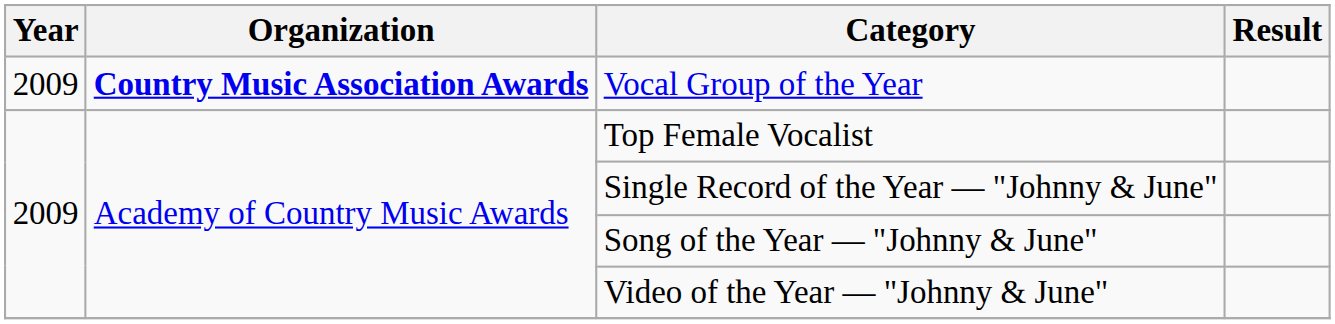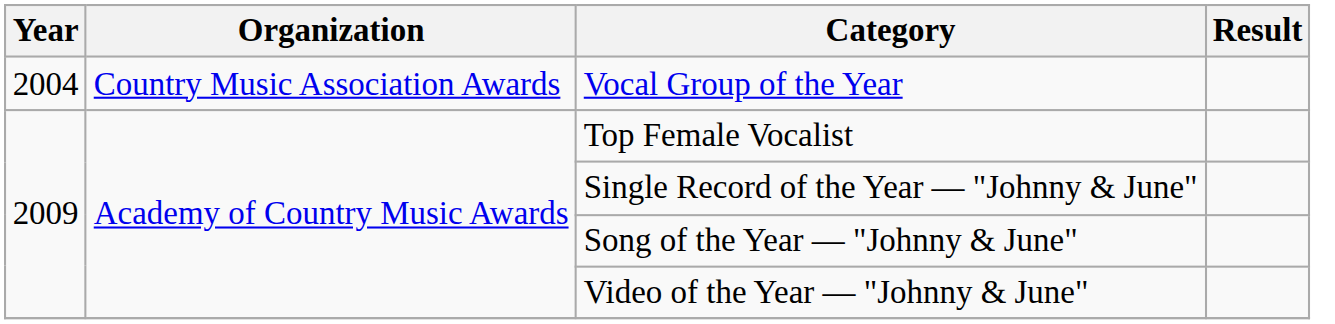(46, 82) 2009 -> (46, 82) 2004
(341, 82) bold -> (327, 82) normal
